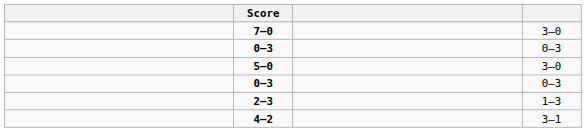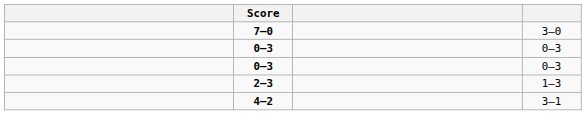- row: (263, 66)
